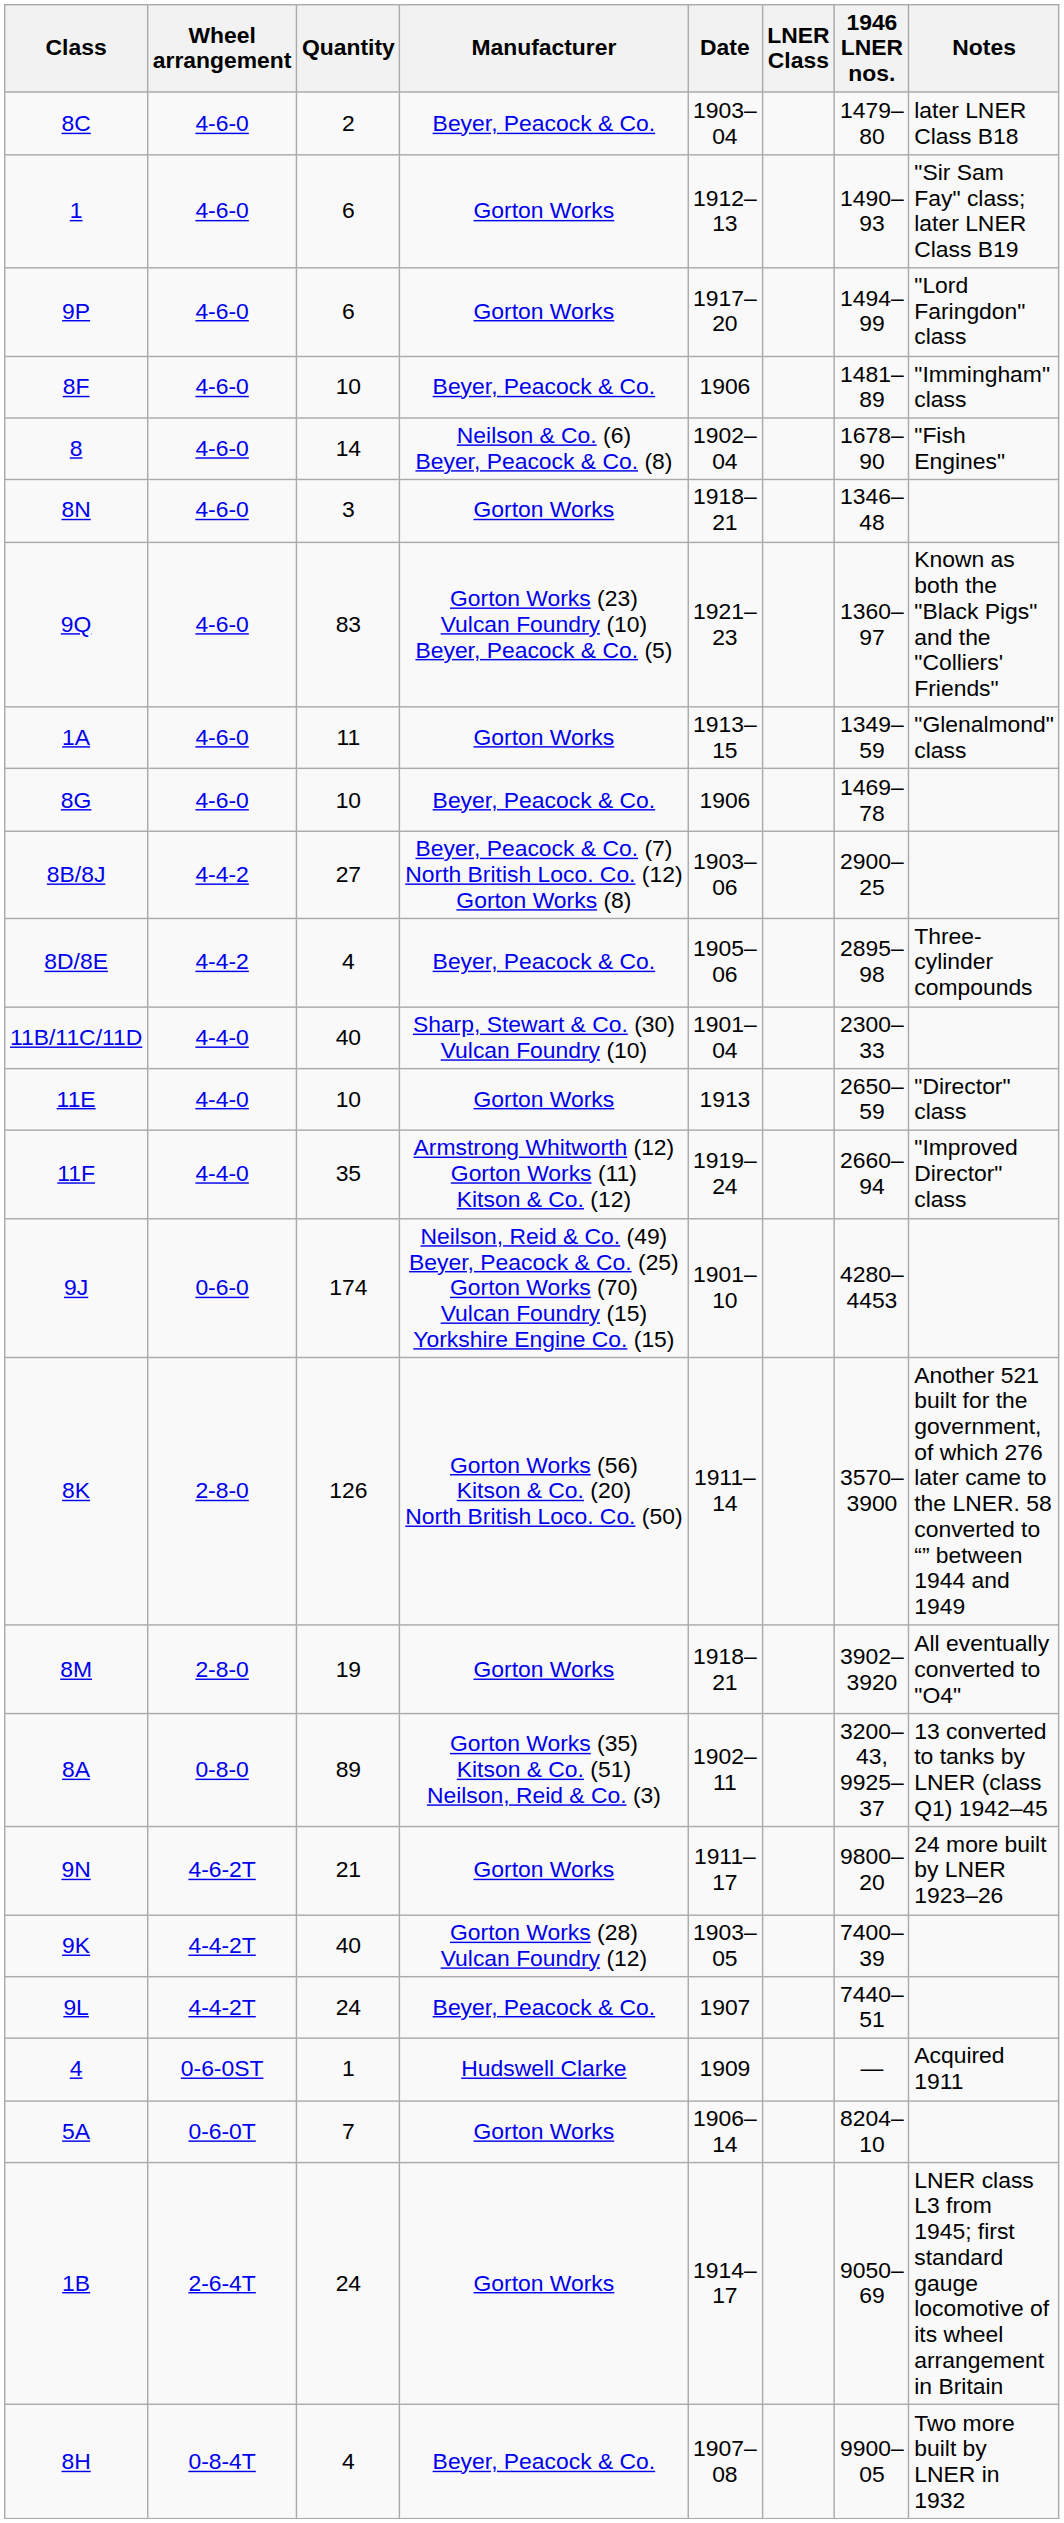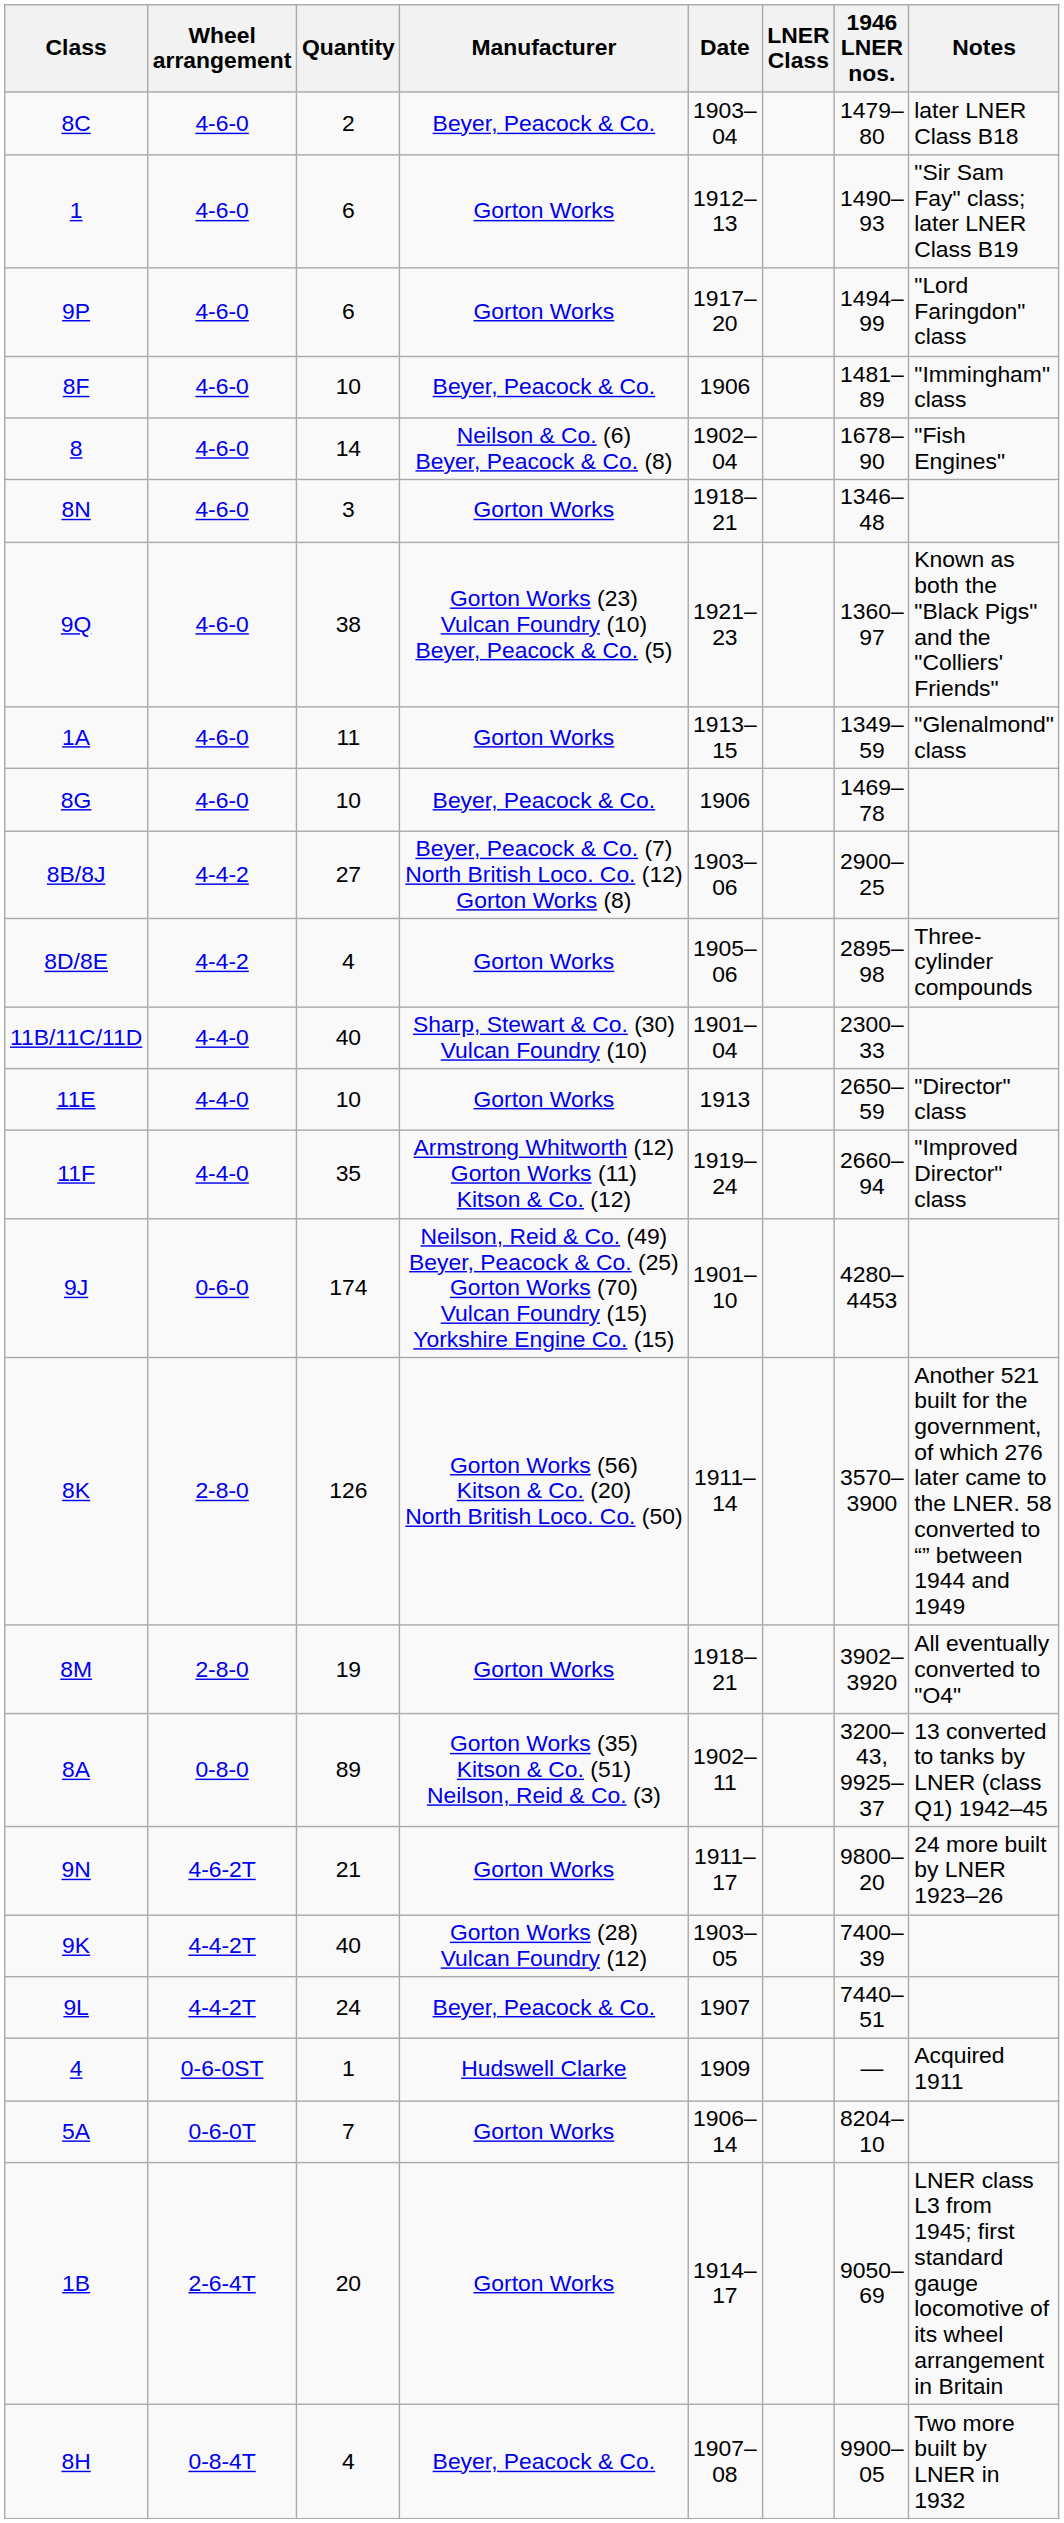(348, 624) 83 -> (348, 624) 38
(544, 962) Beyer, Peacock & Co. -> (544, 962) Gorton Works
(348, 2283) 24 -> (348, 2283) 20
